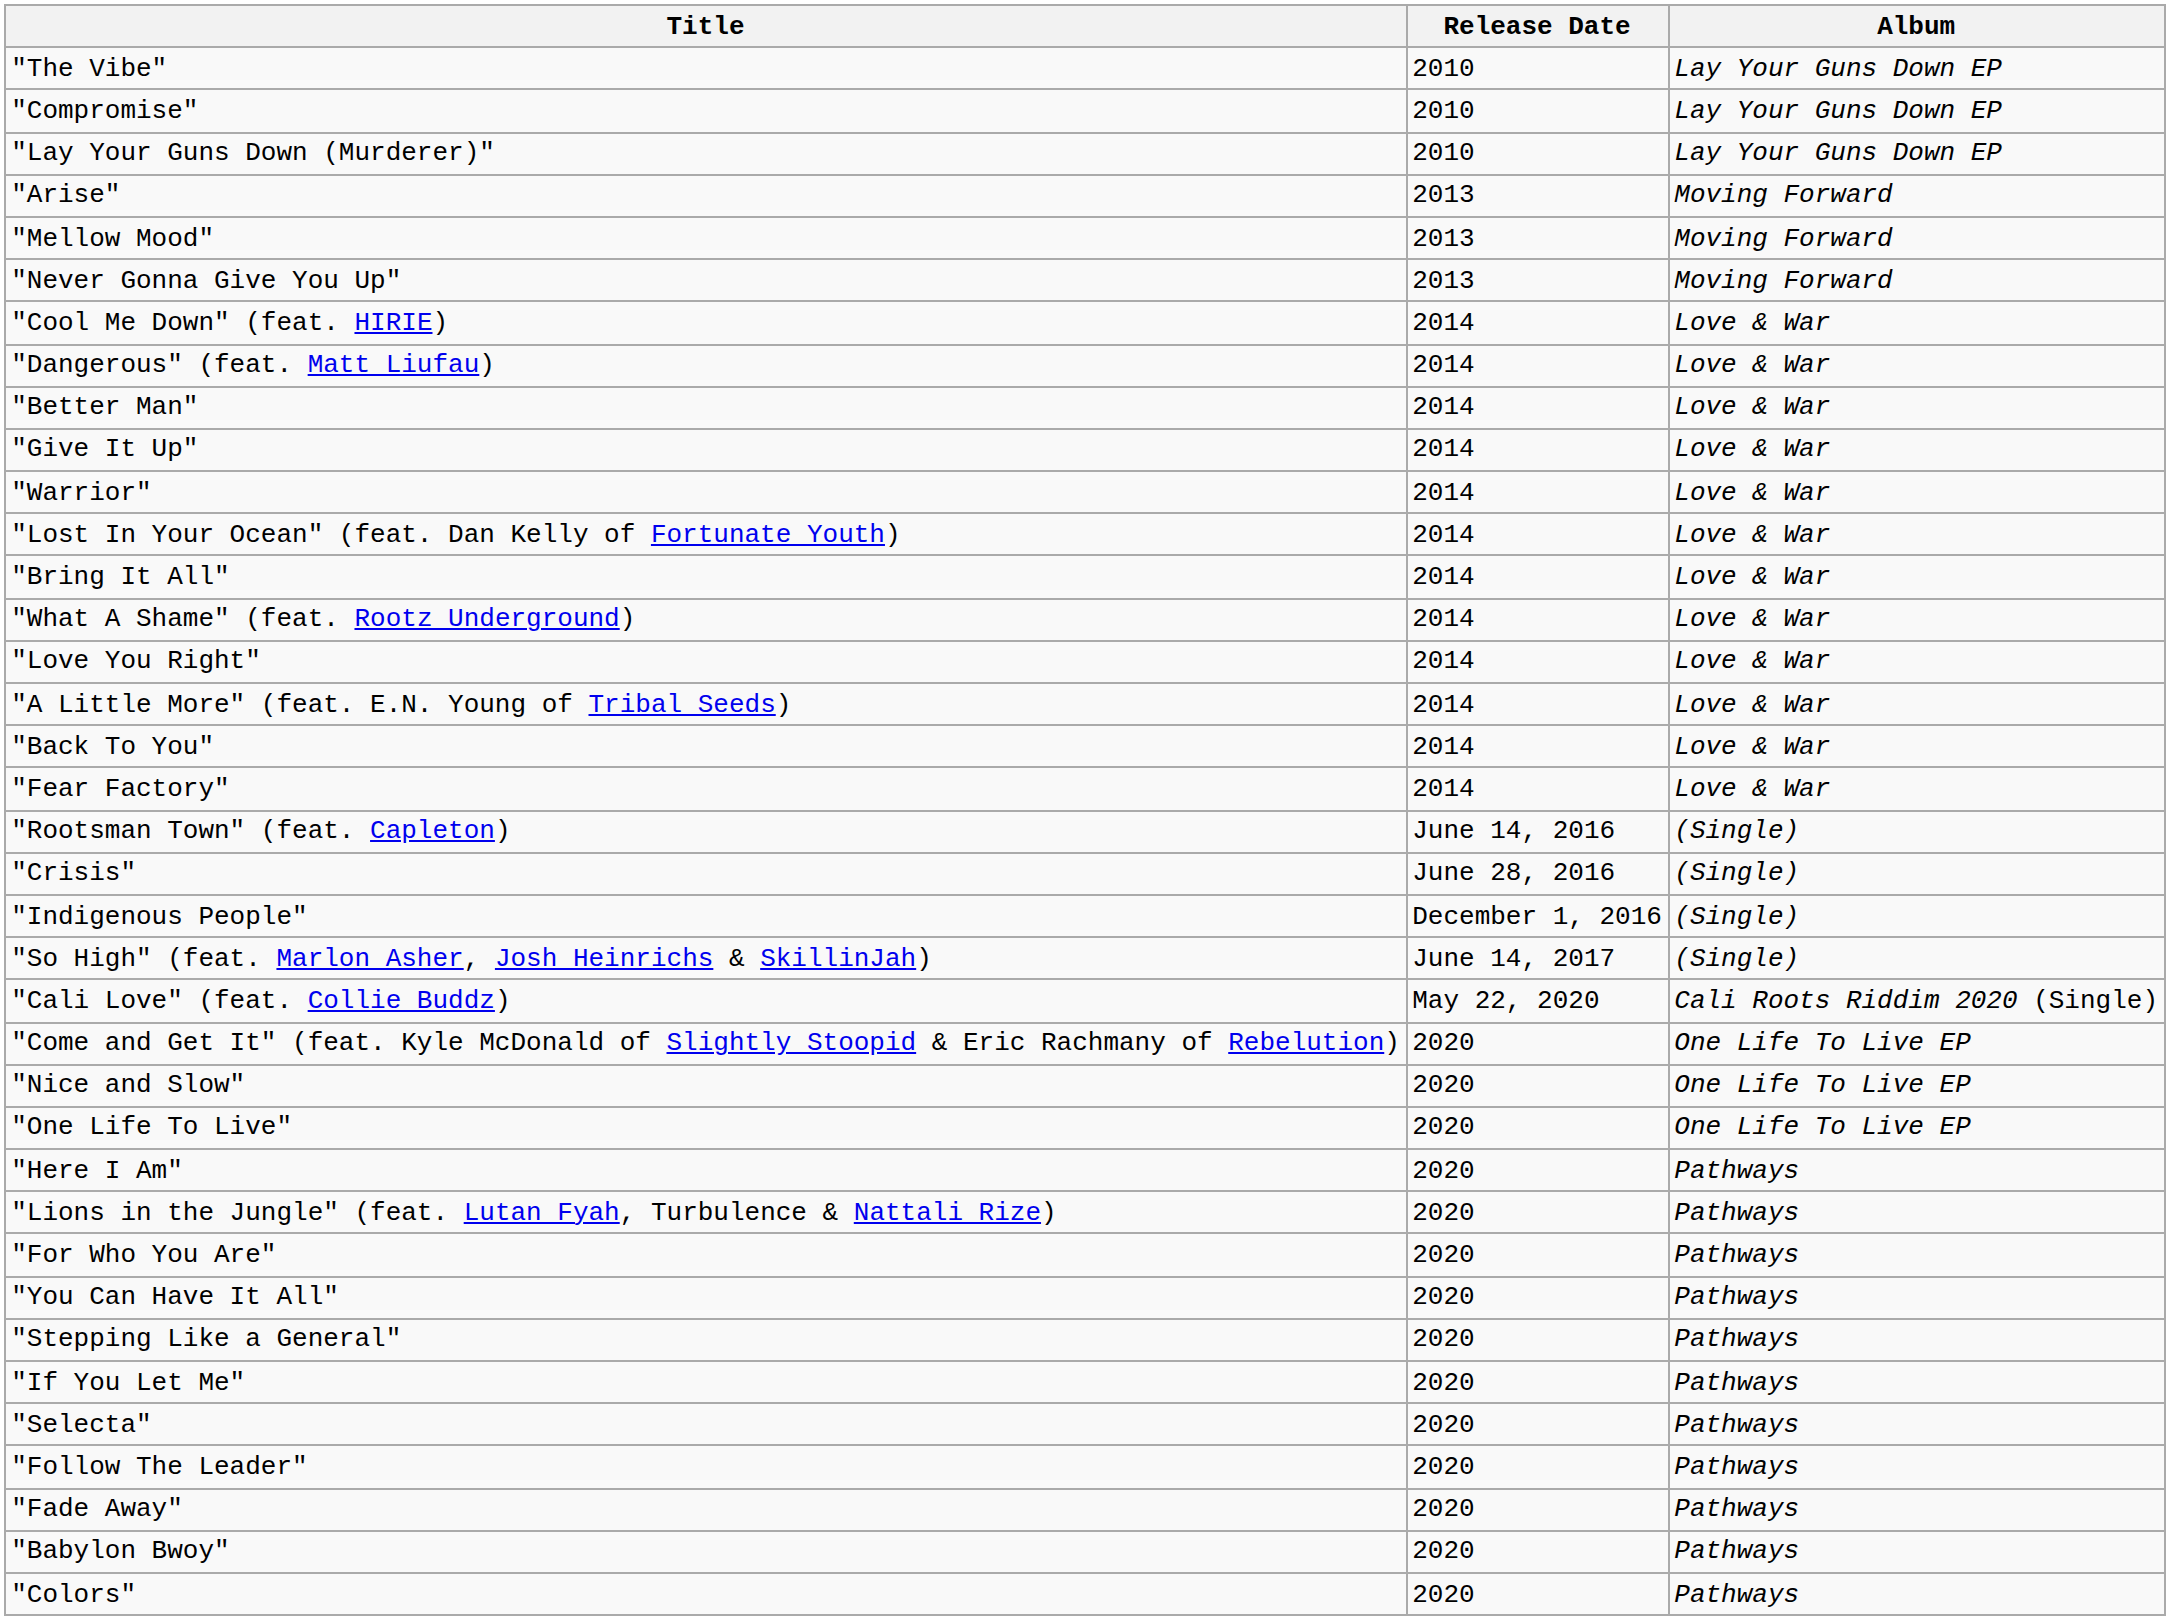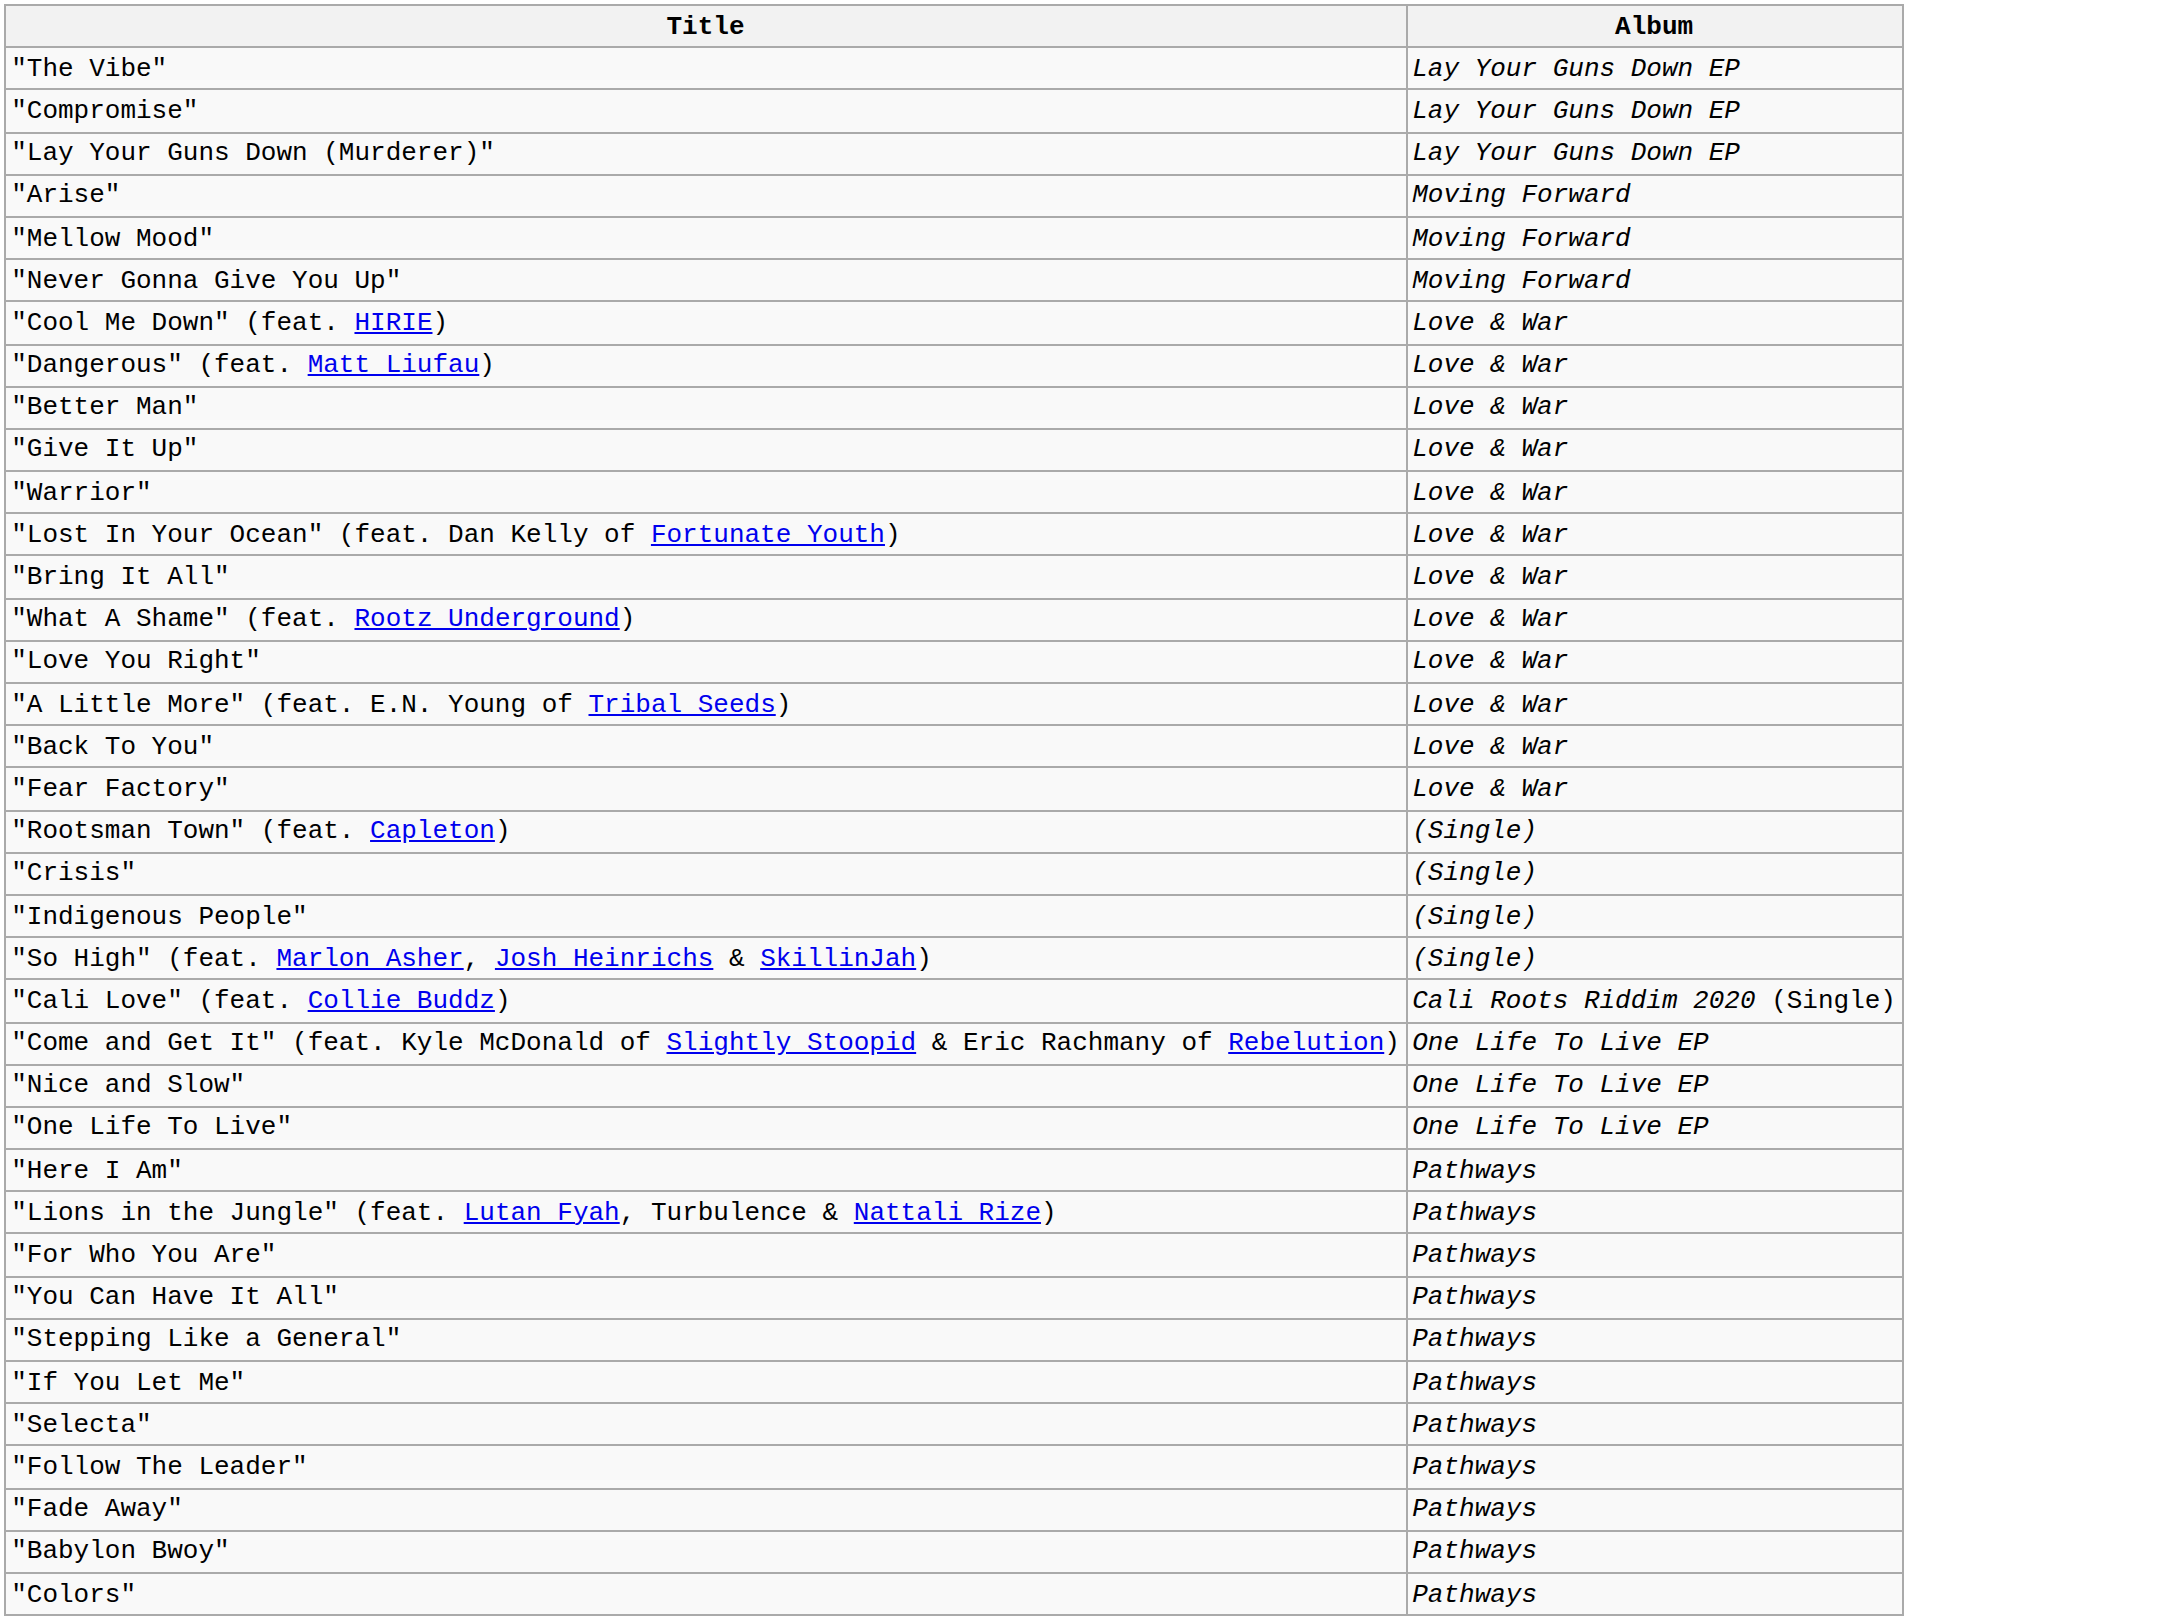- column: (1537, 26)
